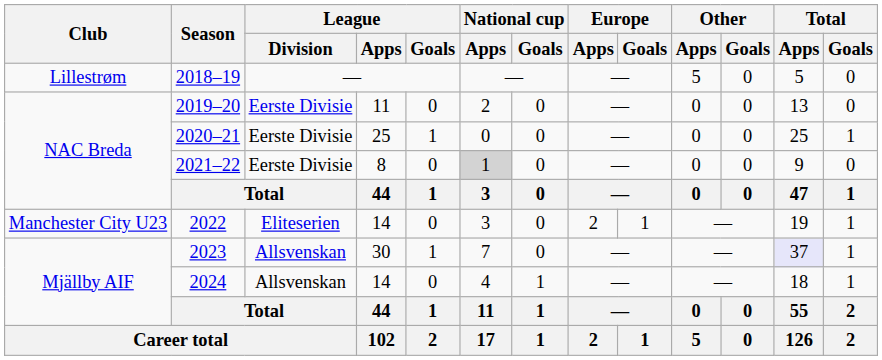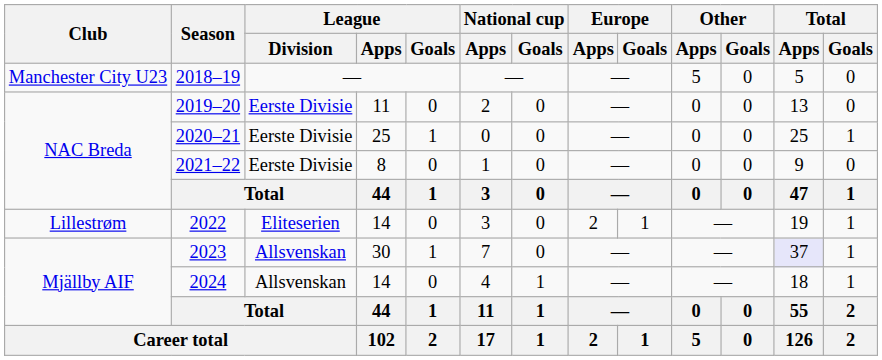(88, 77) Lillestrøm -> (88, 77) Manchester City U23
(486, 164) lightgrey background -> (486, 164) no background
(88, 223) Manchester City U23 -> (88, 223) Lillestrøm
